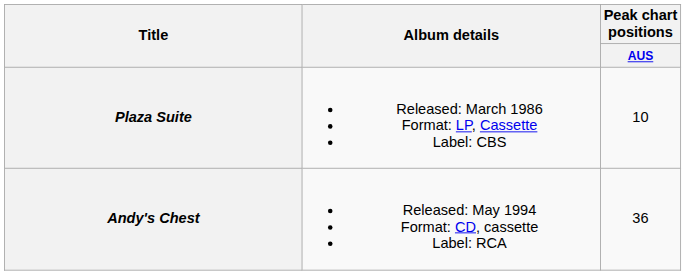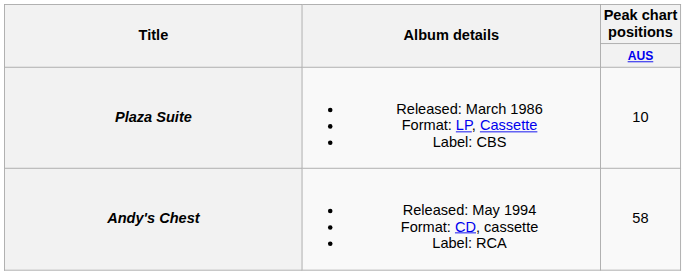(640, 219) 36 -> (640, 219) 58
